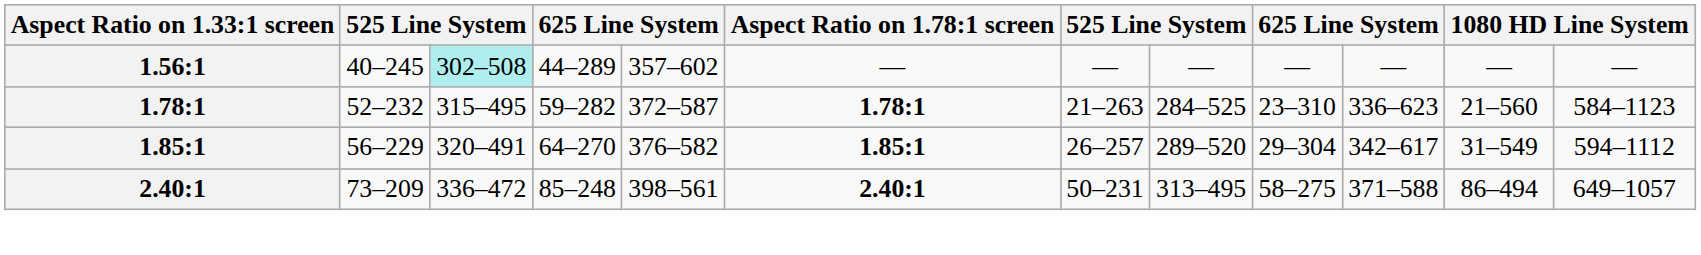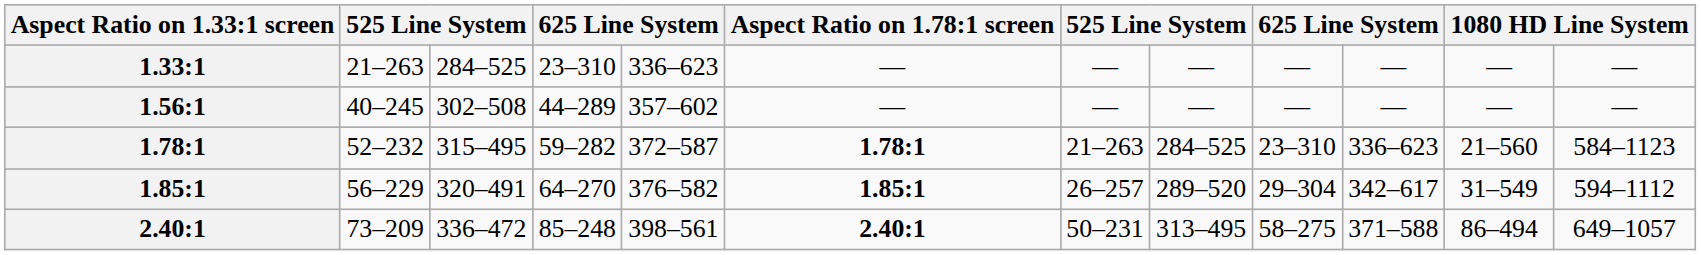+ row: (173, 65)
(481, 65) paleturquoise background -> (481, 106) no background
